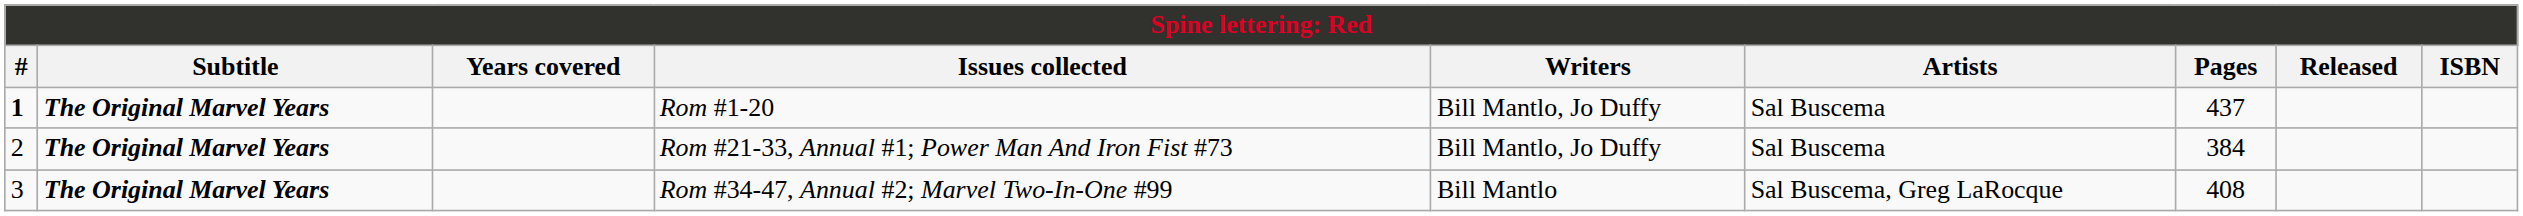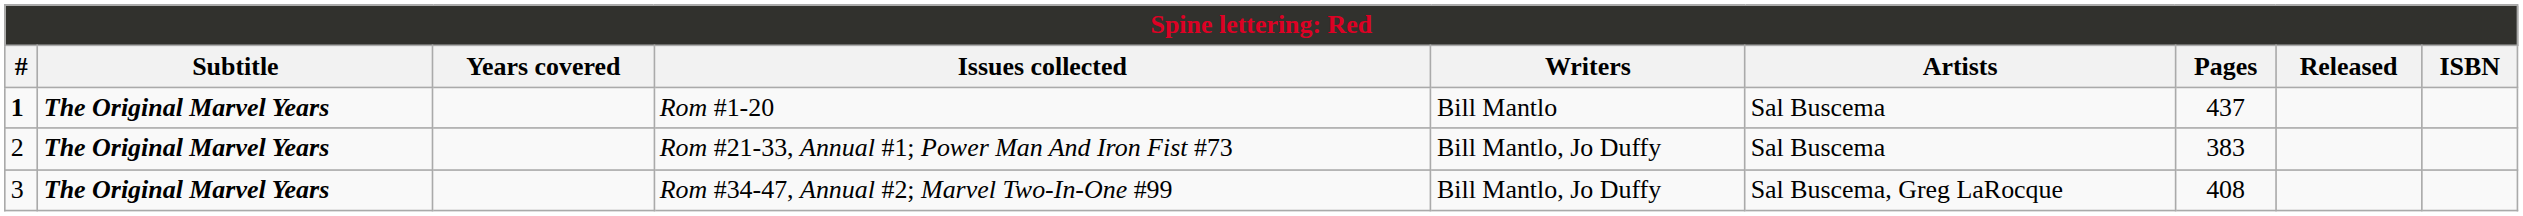(1549, 107) Bill Mantlo, Jo Duffy -> (1497, 107) Bill Mantlo
(2226, 148) 384 -> (2226, 148) 383
(1497, 189) Bill Mantlo -> (1549, 189) Bill Mantlo, Jo Duffy
